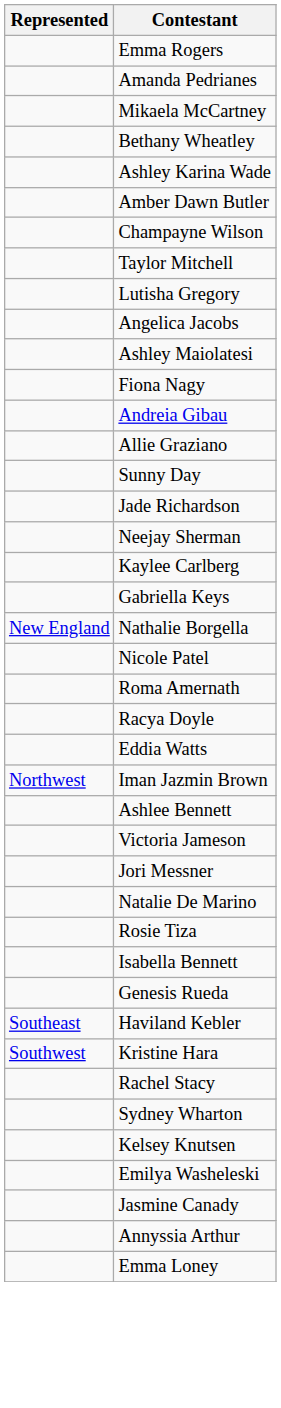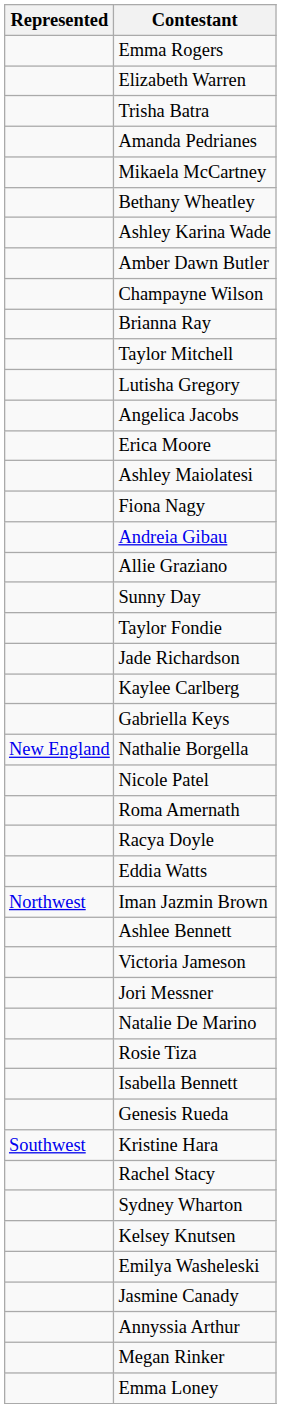+ row: (182, 80)
+ row: (164, 111)
+ row: (165, 324)
+ row: (165, 445)
+ row: (170, 628)
- row: (179, 536)
- row: (179, 1023)
+ row: (171, 1357)
